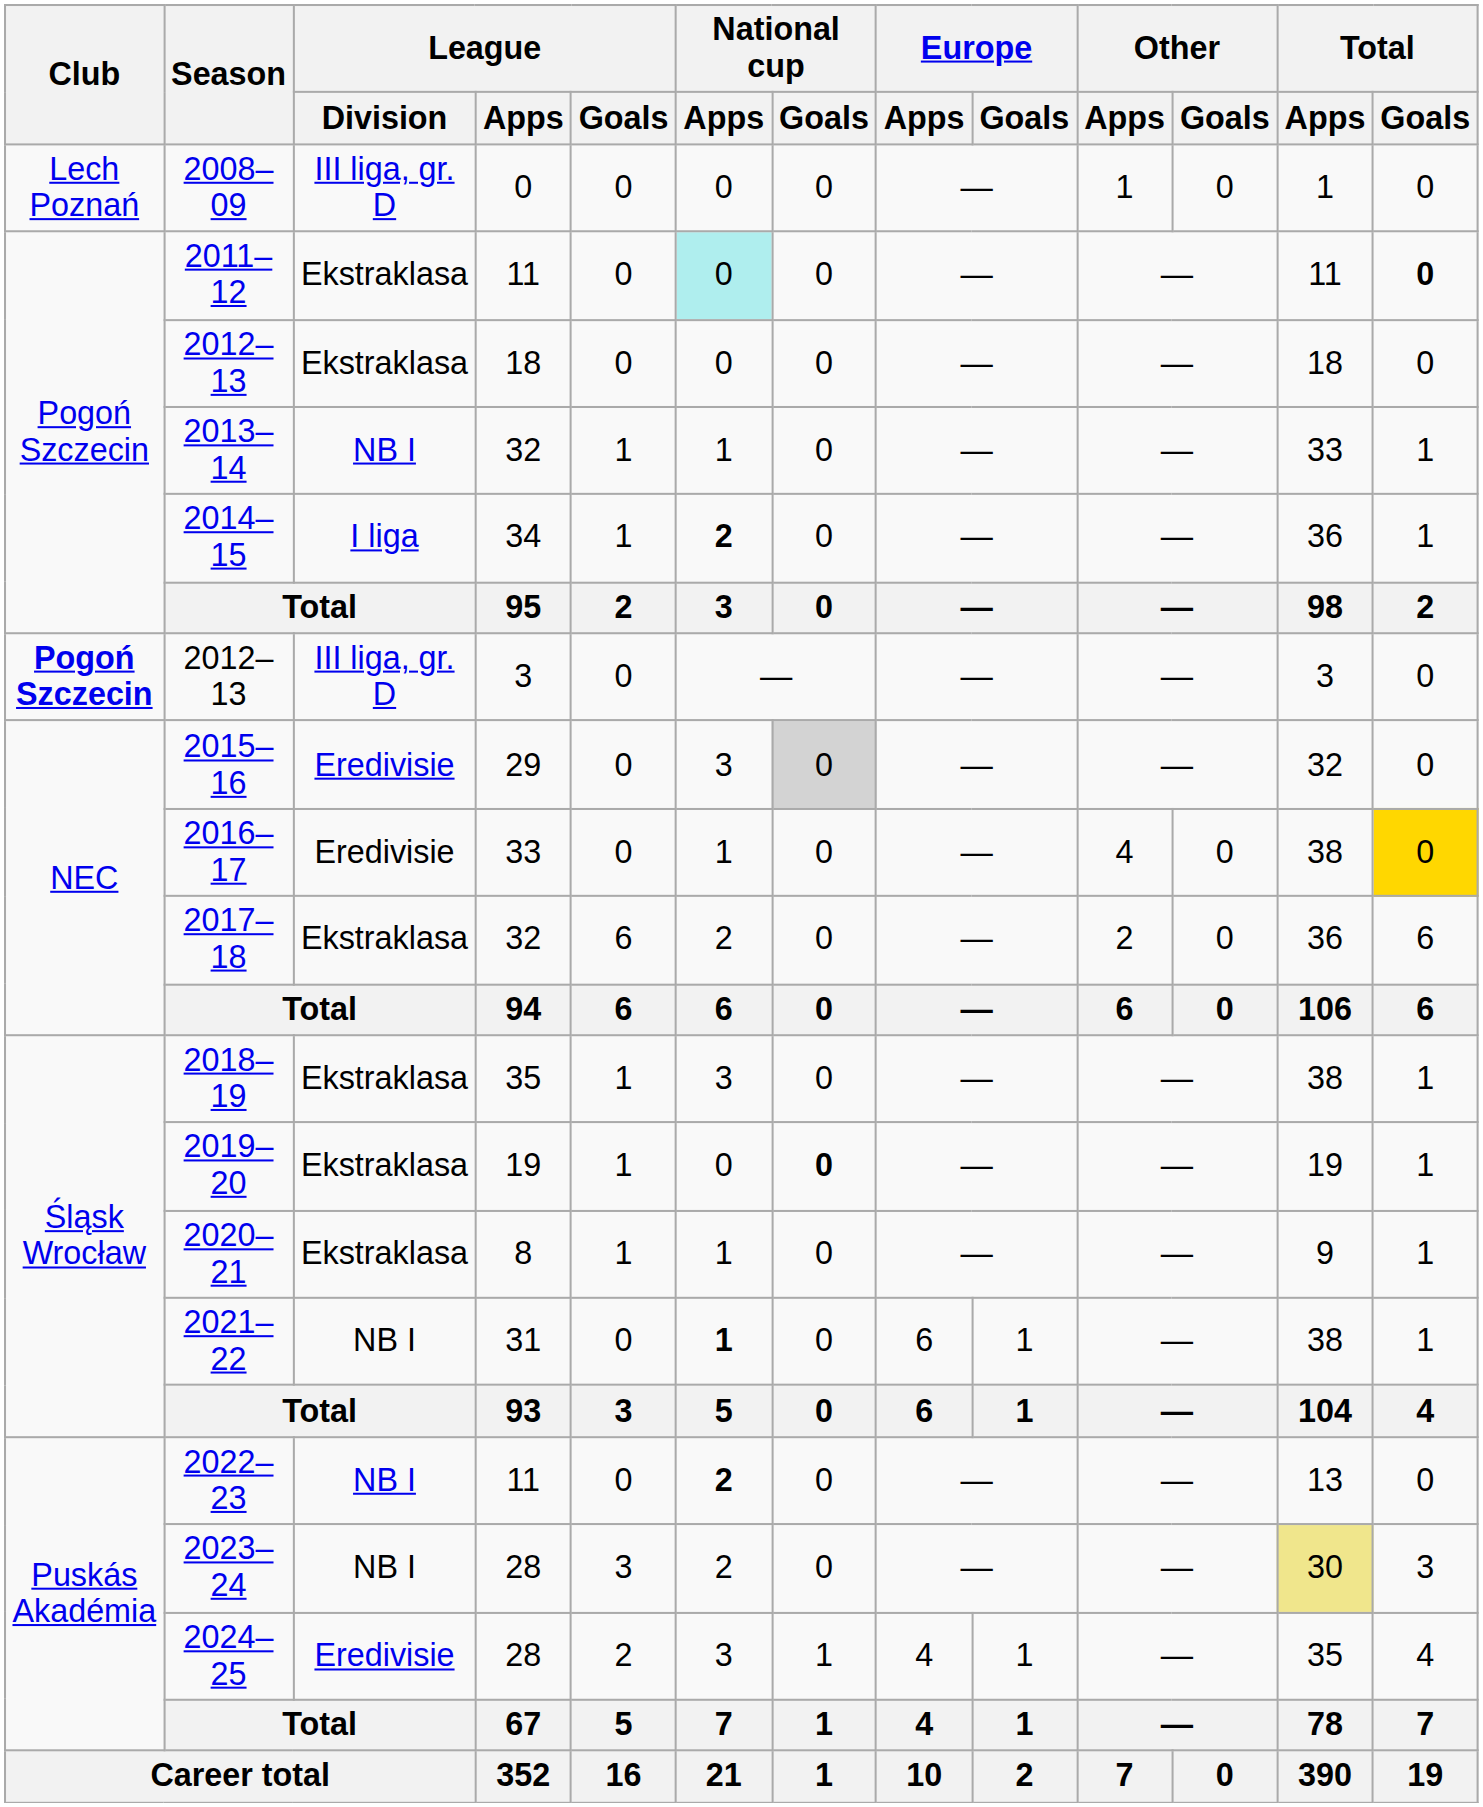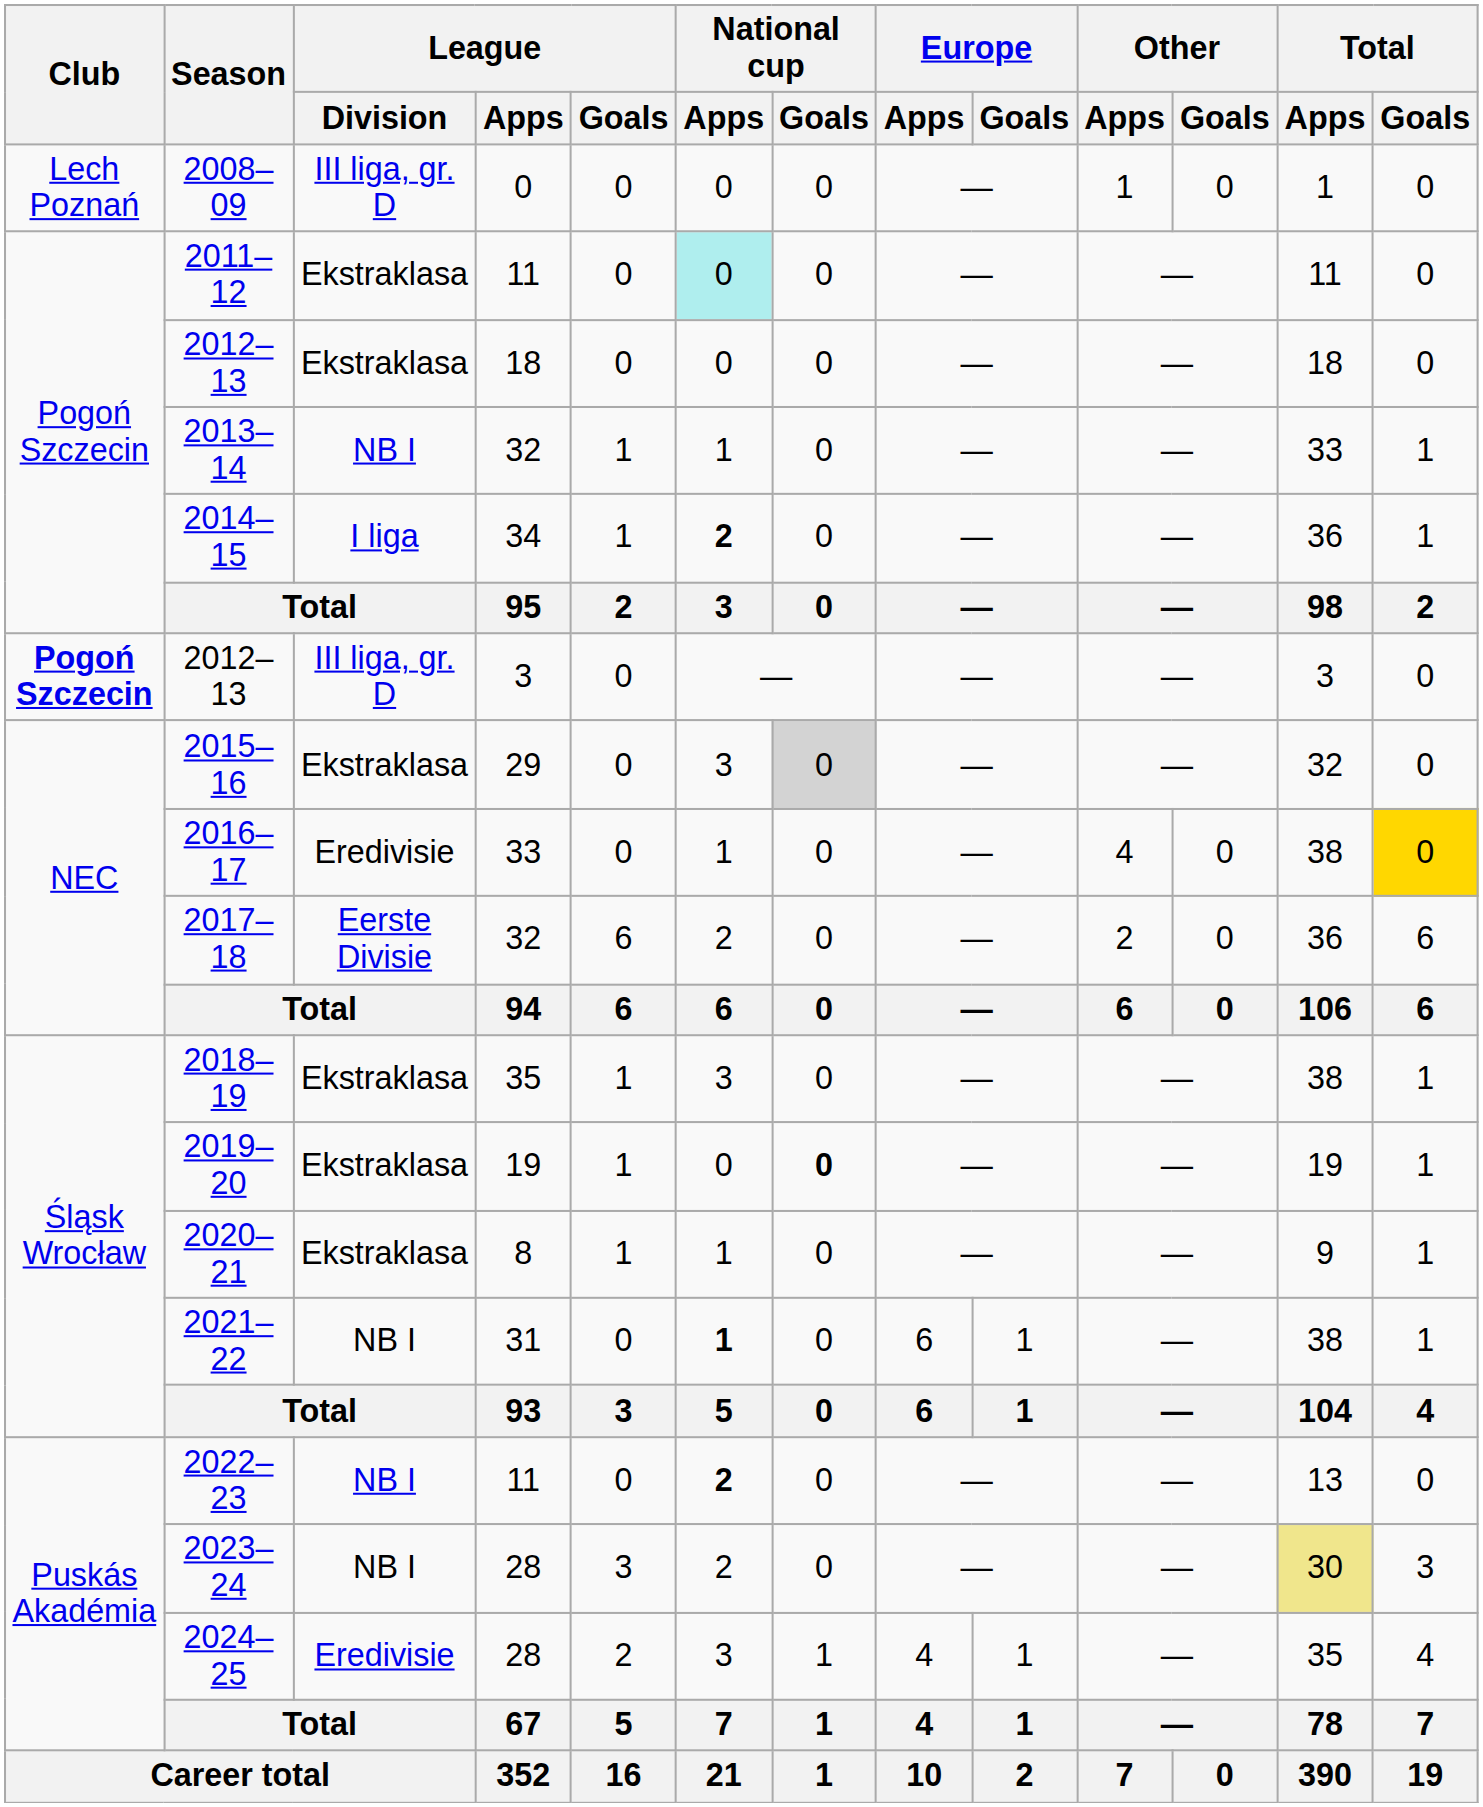(1425, 274) bold -> (1425, 274) normal
(385, 764) Eredivisie -> (385, 764) Ekstraklasa
(385, 939) Ekstraklasa -> (384, 939) Eerste Divisie
